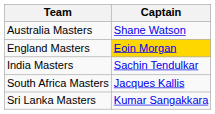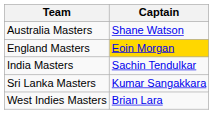- row: (58, 83)
+ row: (57, 100)
